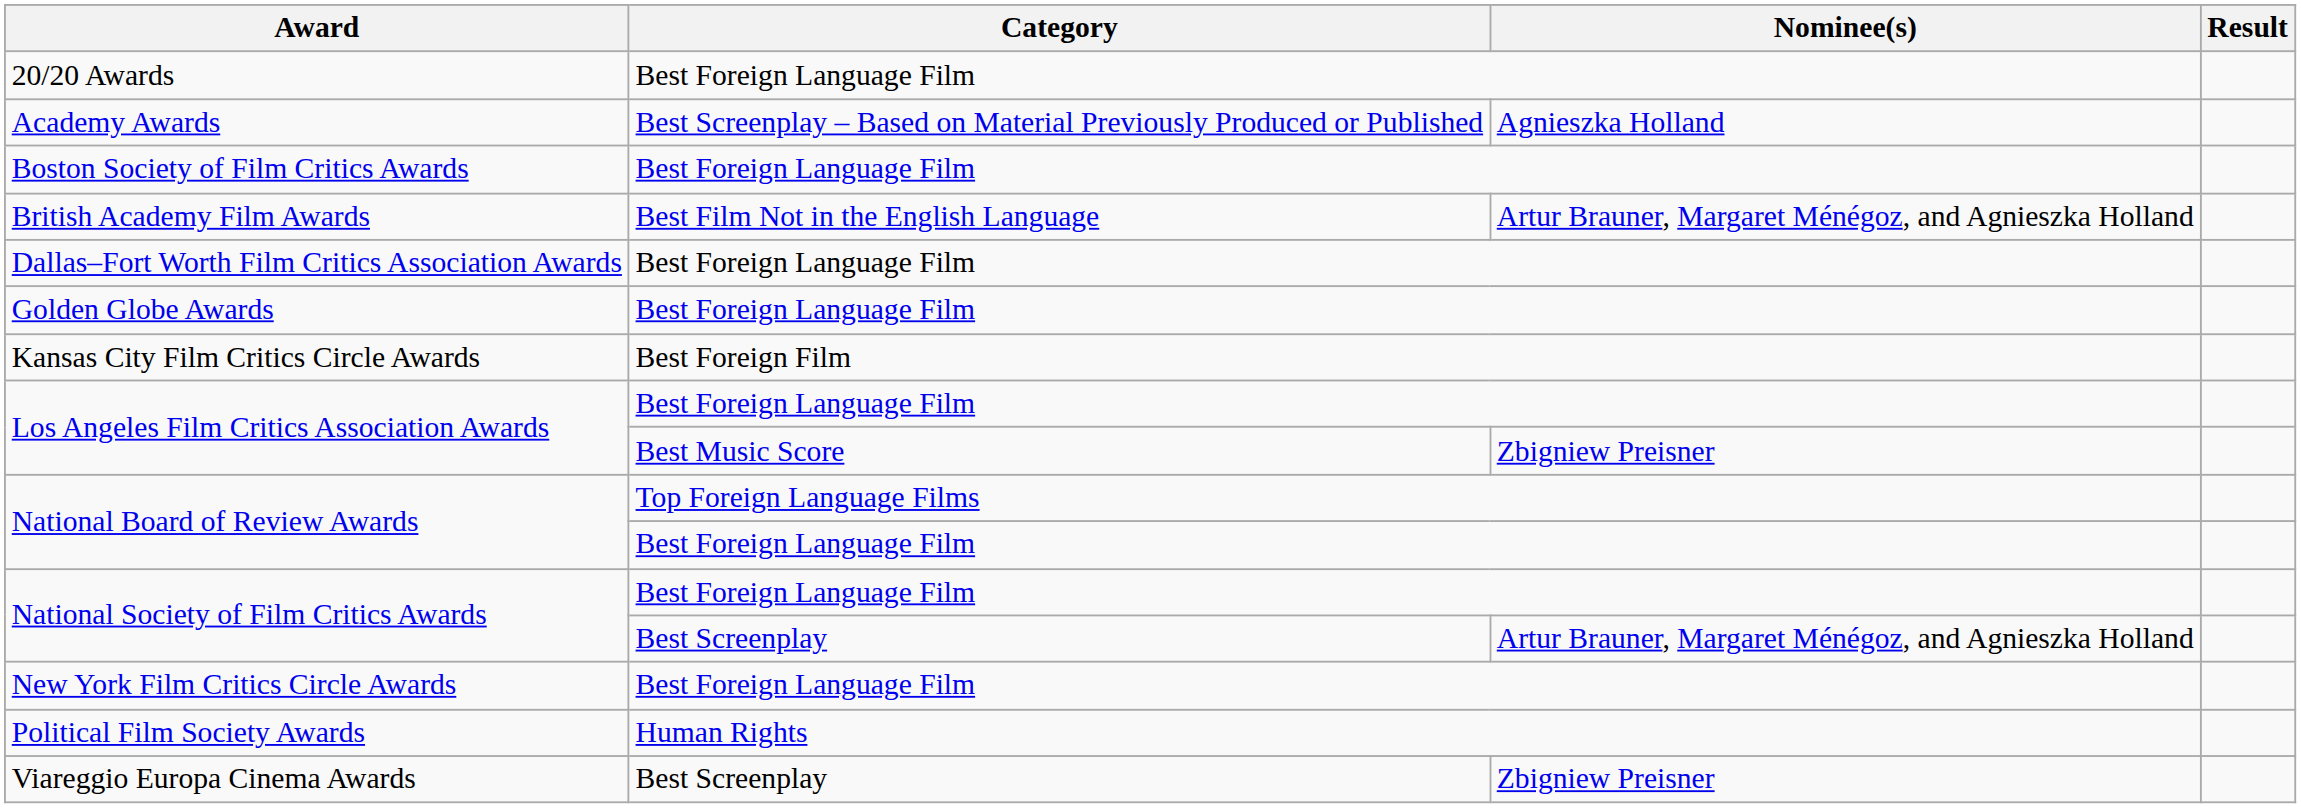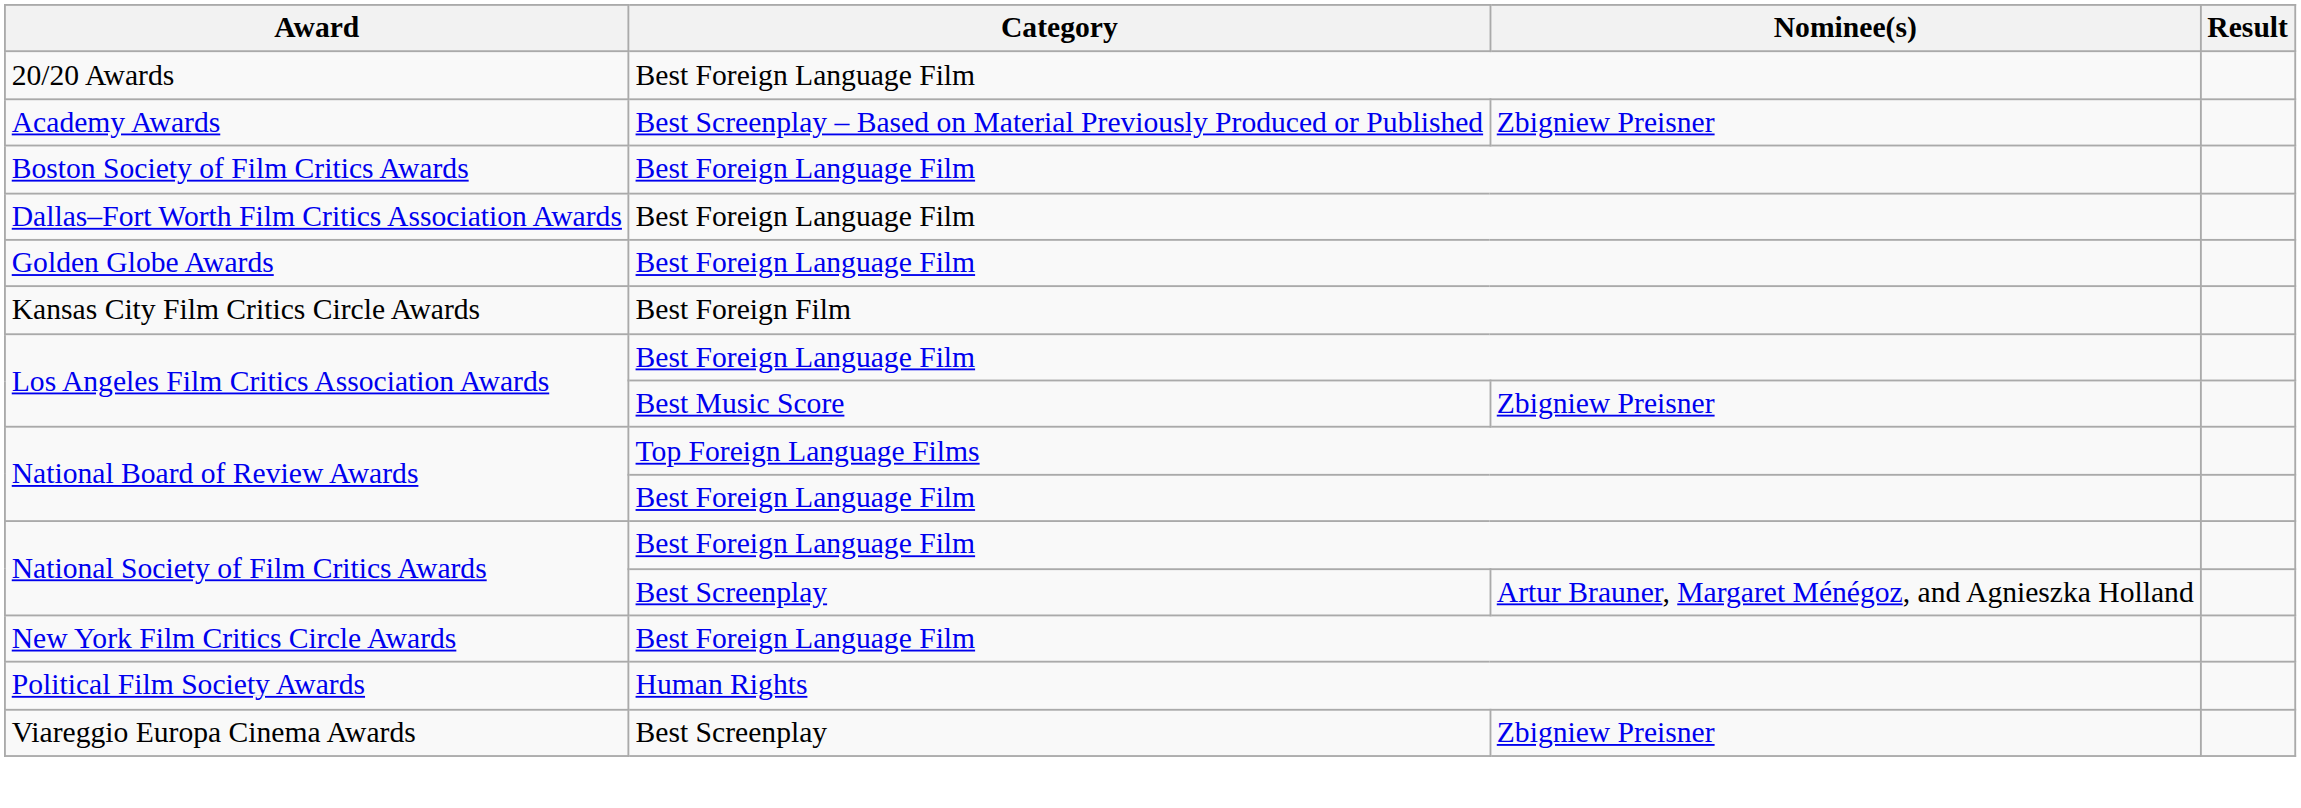(1611, 121) Agnieszka Holland -> (1606, 121) Zbigniew Preisner
- row: (191, 215)
